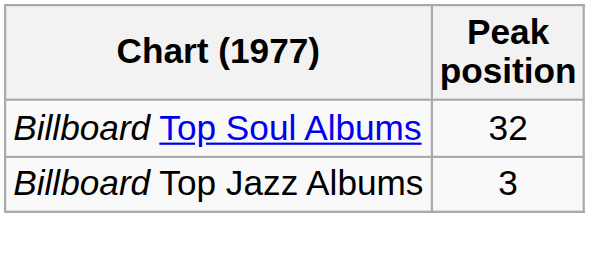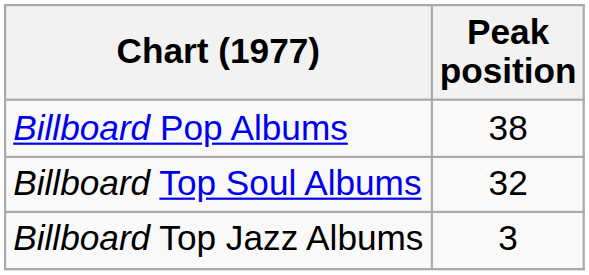+ row: (181, 127)
